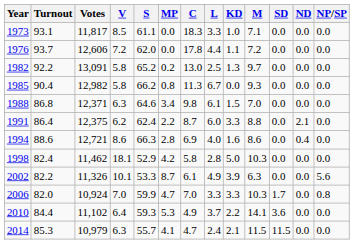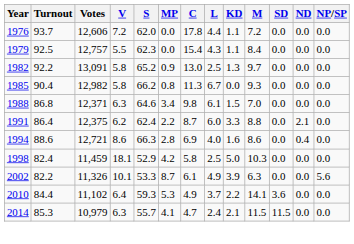- row: (18, 31)
+ row: (18, 49)
(168, 67) 0.2 -> (168, 67) 0.9
(92, 158) 11,462 -> (92, 158) 11,459
(214, 158) 2.8 -> (214, 158) 2.5
- row: (18, 194)
